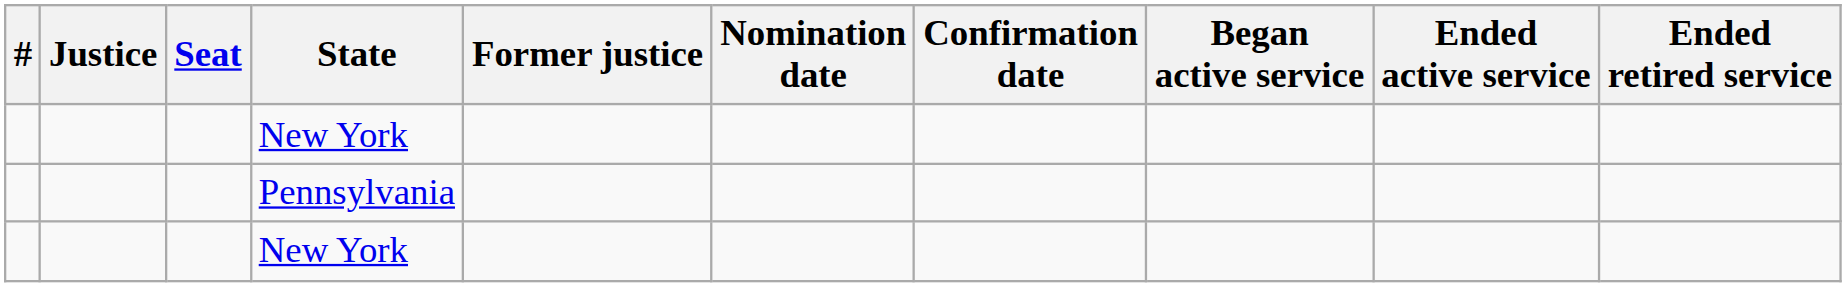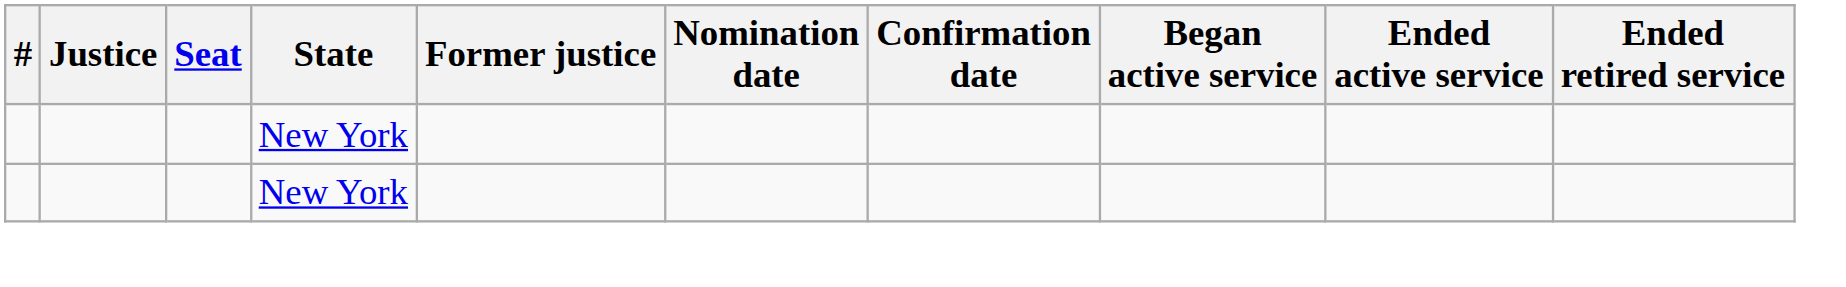- row: (23, 192)
